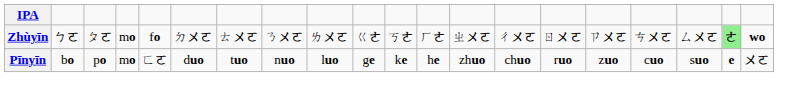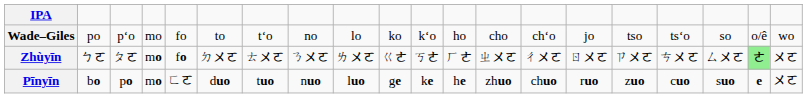+ row: (41, 35)
(757, 36) wo -> (786, 57) ㄨㄛ
